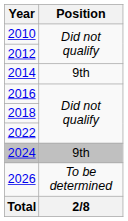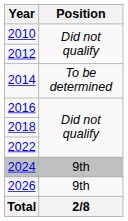(81, 73) 9th -> (81, 80) To be determined
(81, 179) To be determined -> (81, 186) 9th
